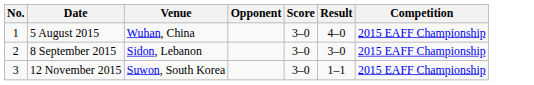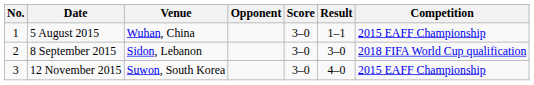(336, 32) 4–0 -> (336, 32) 1–1
(422, 51) 2015 EAFF Championship -> (442, 51) 2018 FIFA World Cup qualification
(336, 70) 1–1 -> (336, 70) 4–0
